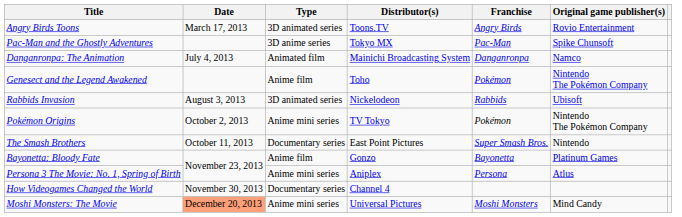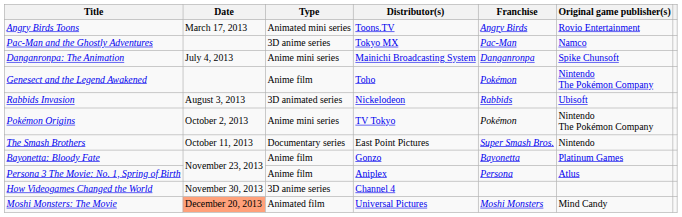(305, 27) 3D animated series -> (309, 27) Animated mini series
(583, 43) Spike Chunsoft -> (572, 43) Namco
(296, 58) Animated film -> (303, 58) Anime mini series
(567, 58) Namco -> (589, 58) Spike Chunsoft
(303, 173) Anime mini series -> (290, 173) Anime film
(306, 188) Documentary series -> (299, 188) 3D anime series
(303, 204) Anime mini series -> (296, 204) Animated film
